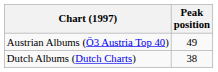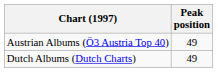(192, 59) 38 -> (192, 59) 49
